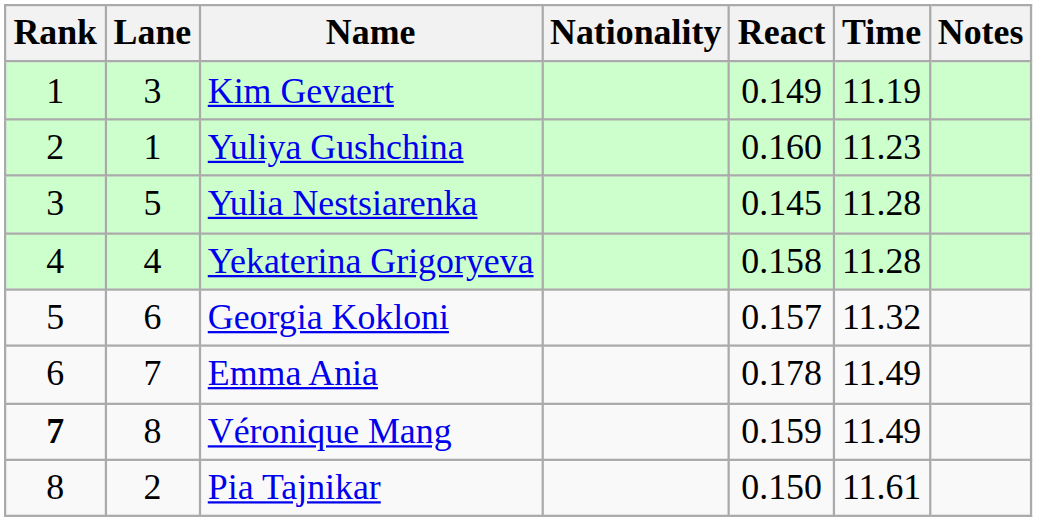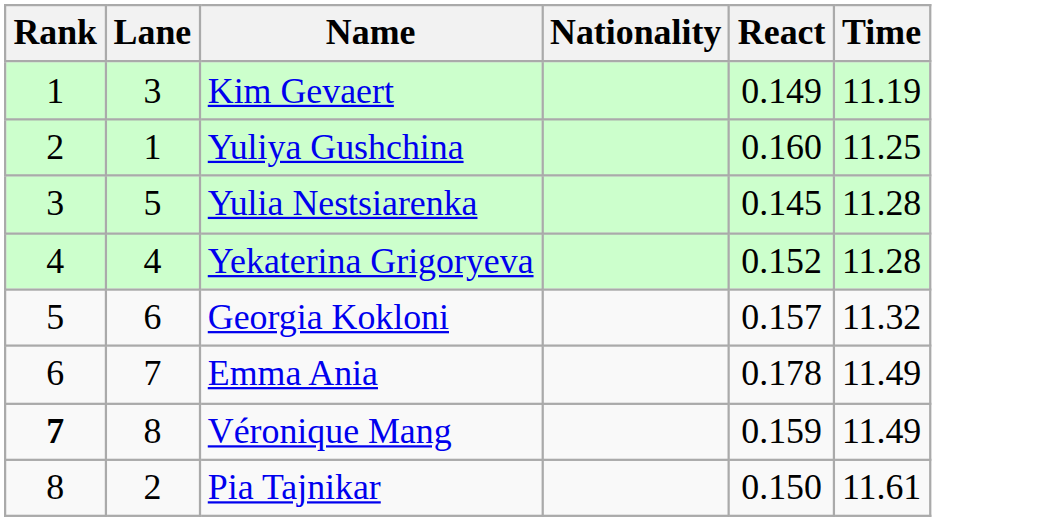- column: (981, 32)
(882, 146) 11.23 -> (882, 146) 11.25
(782, 260) 0.158 -> (782, 260) 0.152
